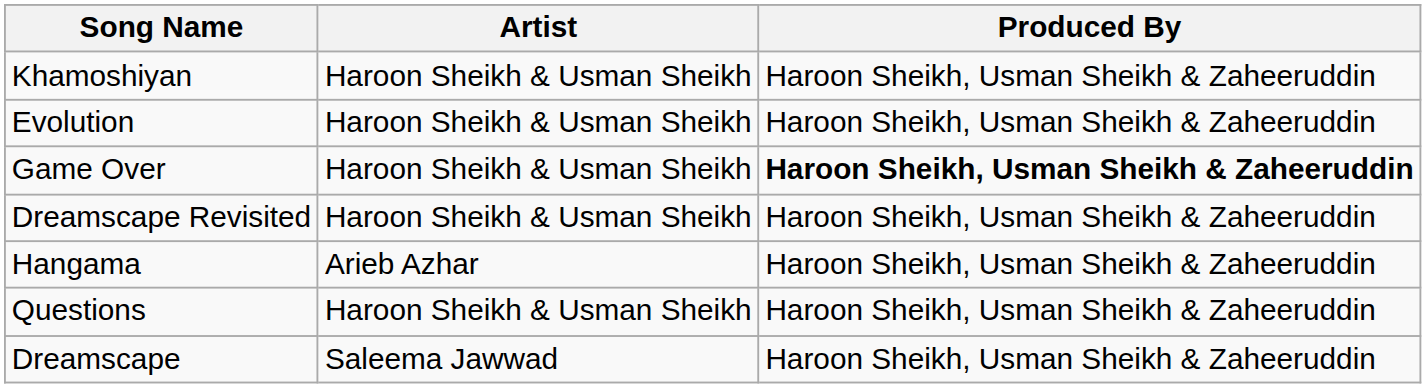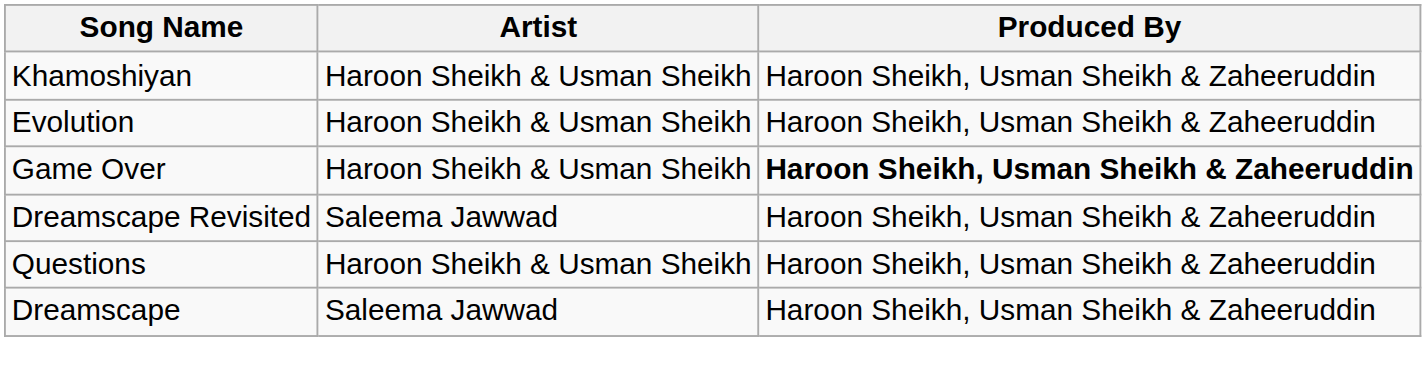(538, 216) Haroon Sheikh & Usman Sheikh -> (442, 216) Saleema Jawwad
- row: (76, 264)
